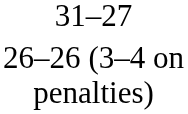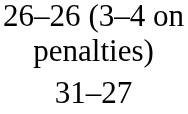rows swapped: (94, 15) <-> (94, 75)
